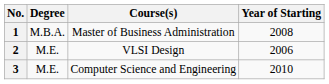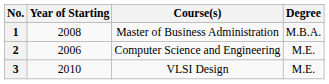columns swapped: (47, 13) <-> (281, 13)
(153, 50) VLSI Design -> (197, 50) Computer Science and Engineering
(153, 69) Computer Science and Engineering -> (197, 69) VLSI Design
